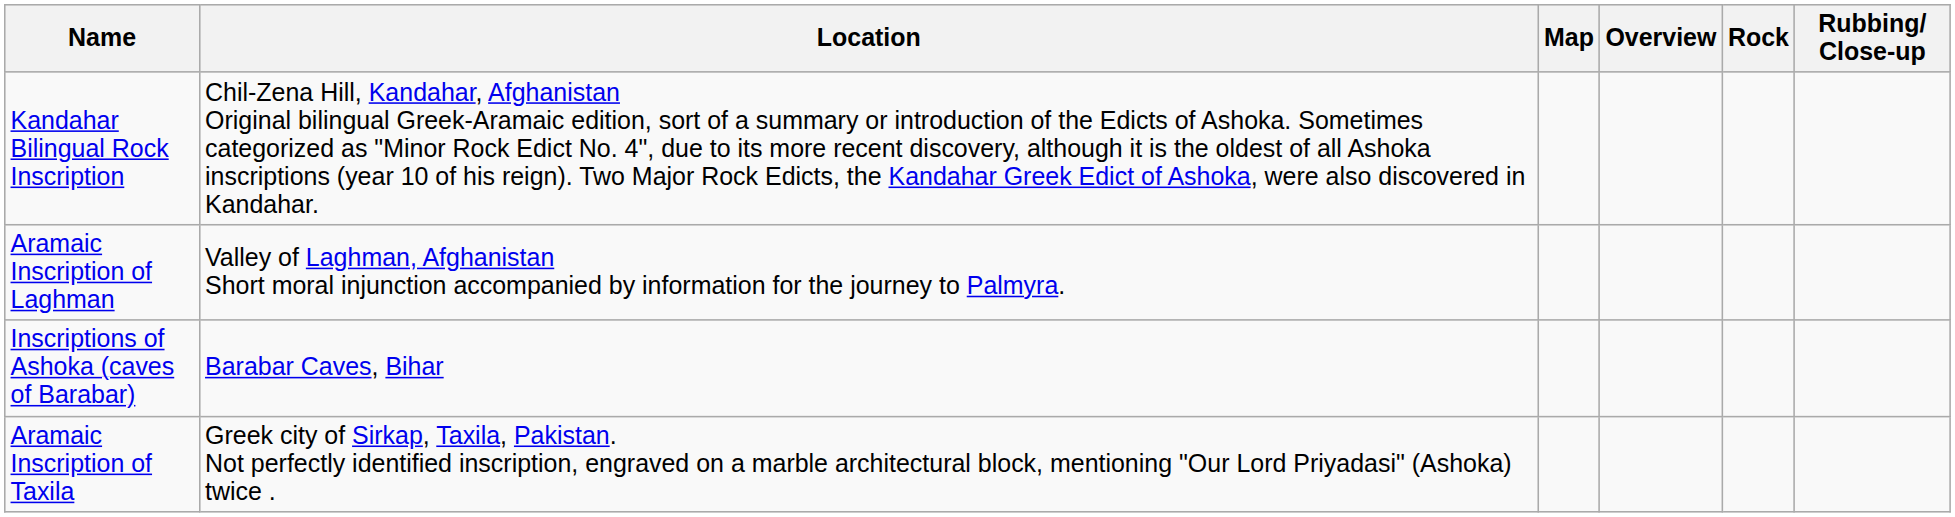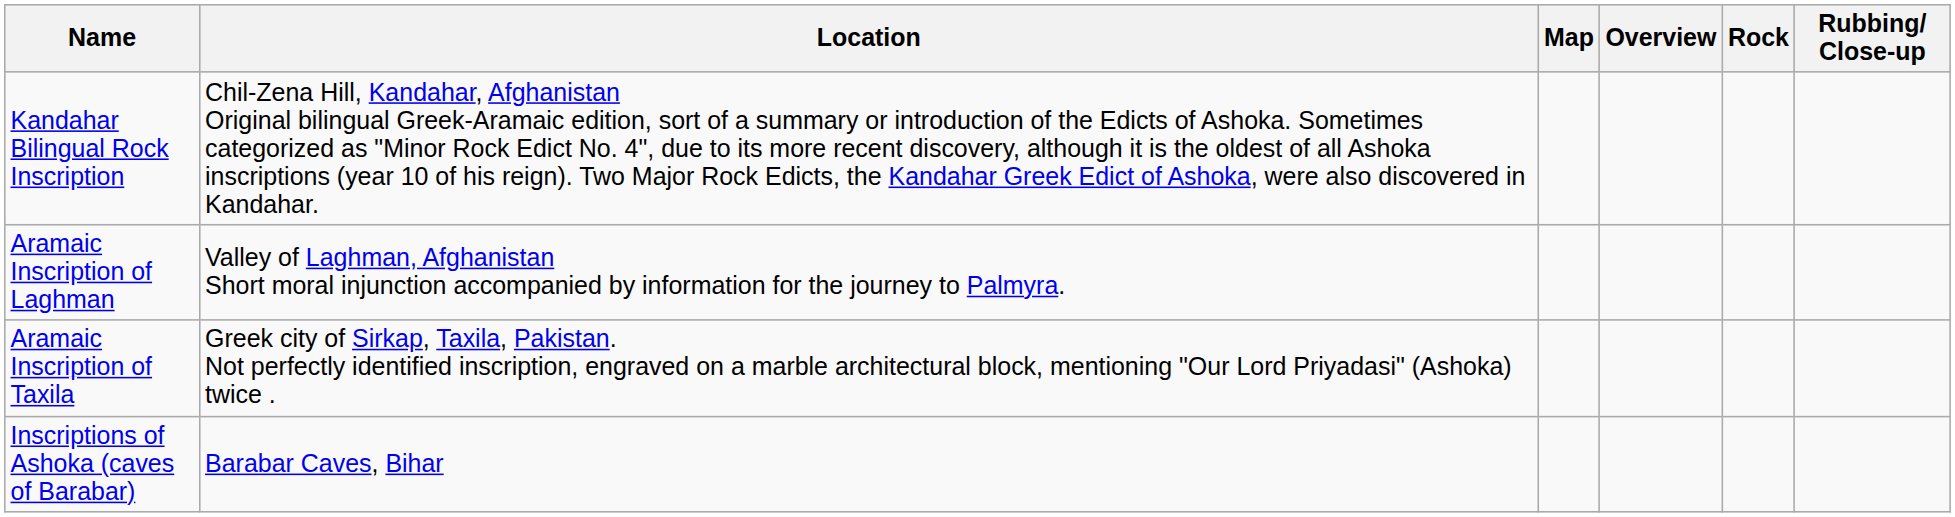rows swapped: (81, 463) <-> (92, 367)
